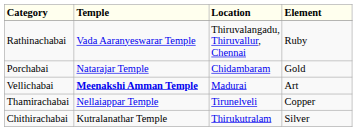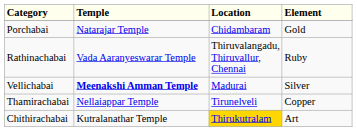rows swapped: (36, 40) <-> (28, 69)
(291, 85) Art -> (297, 85) Silver
(241, 118) no background -> (241, 118) gold background
(297, 118) Silver -> (291, 118) Art
